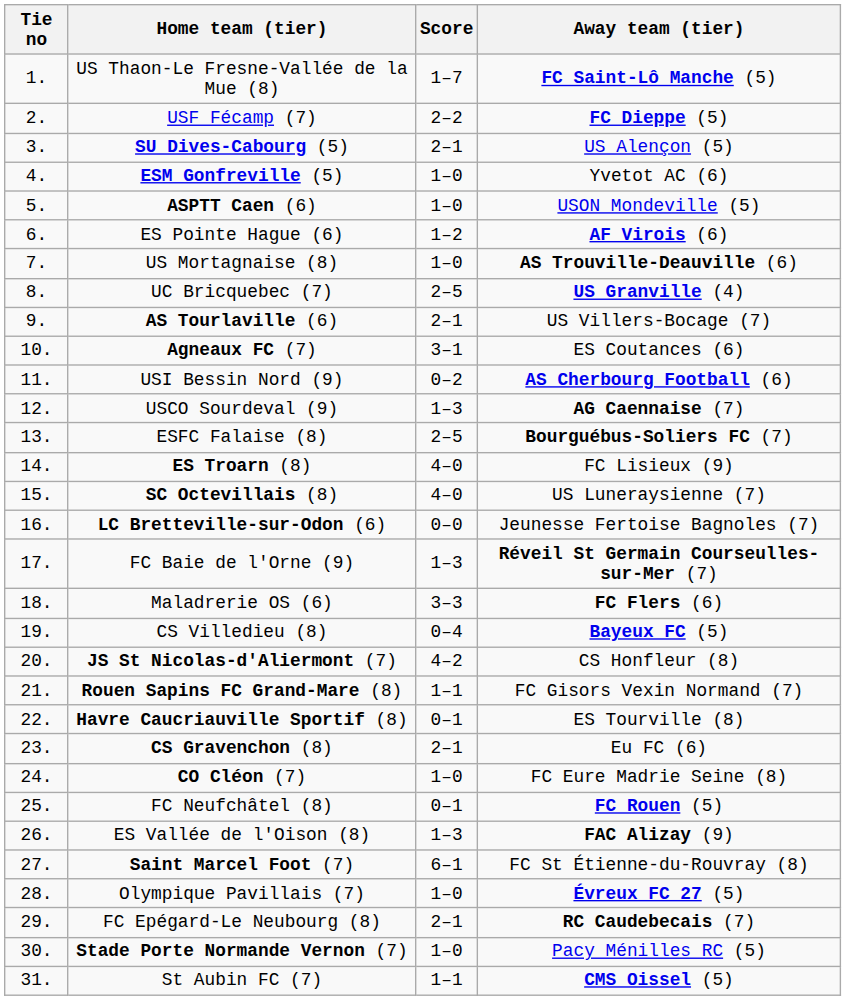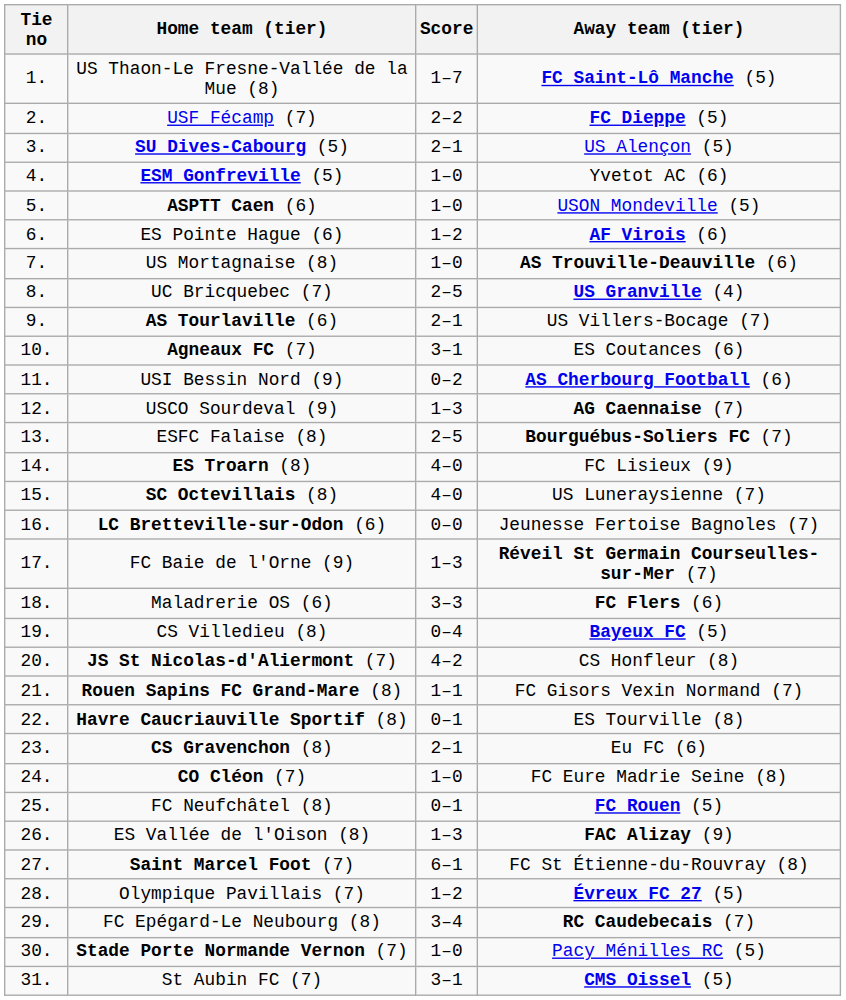(447, 894) 1–0 -> (447, 894) 1–2
(447, 923) 2–1 -> (447, 923) 3–4
(447, 981) 1–1 -> (447, 981) 3–1
